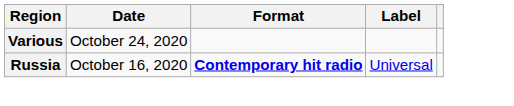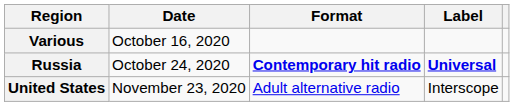(129, 40) October 24, 2020 -> (171, 40) October 16, 2020
(129, 64) October 16, 2020 -> (171, 64) October 24, 2020
(401, 64) normal -> (462, 64) bold
+ row: (57, 88)
